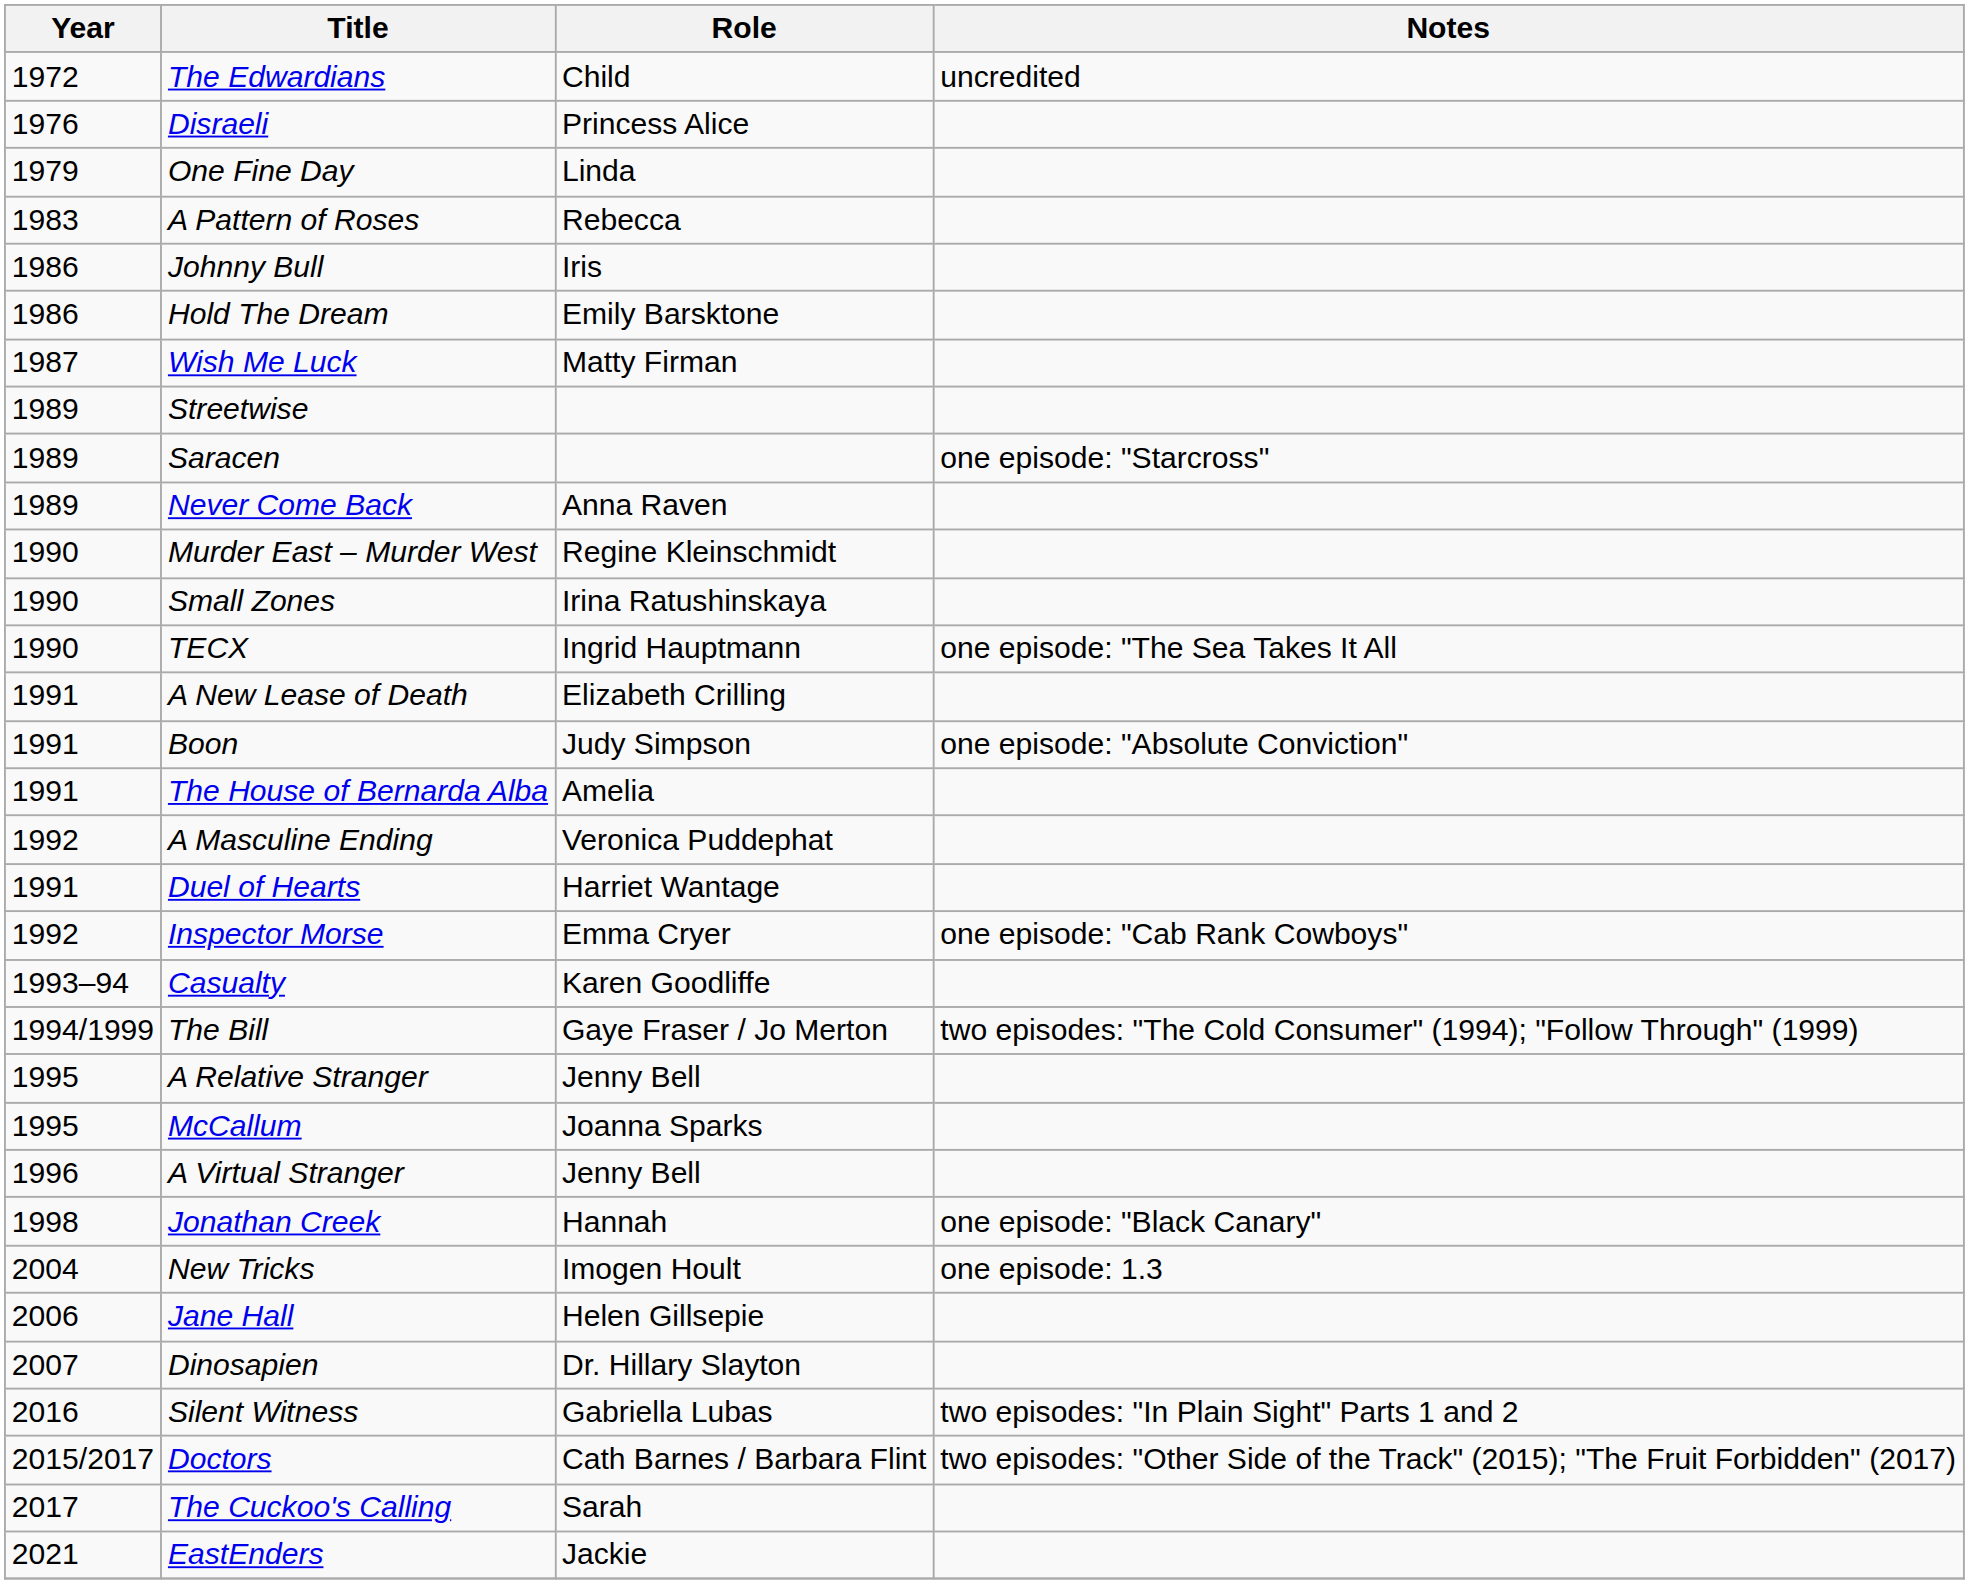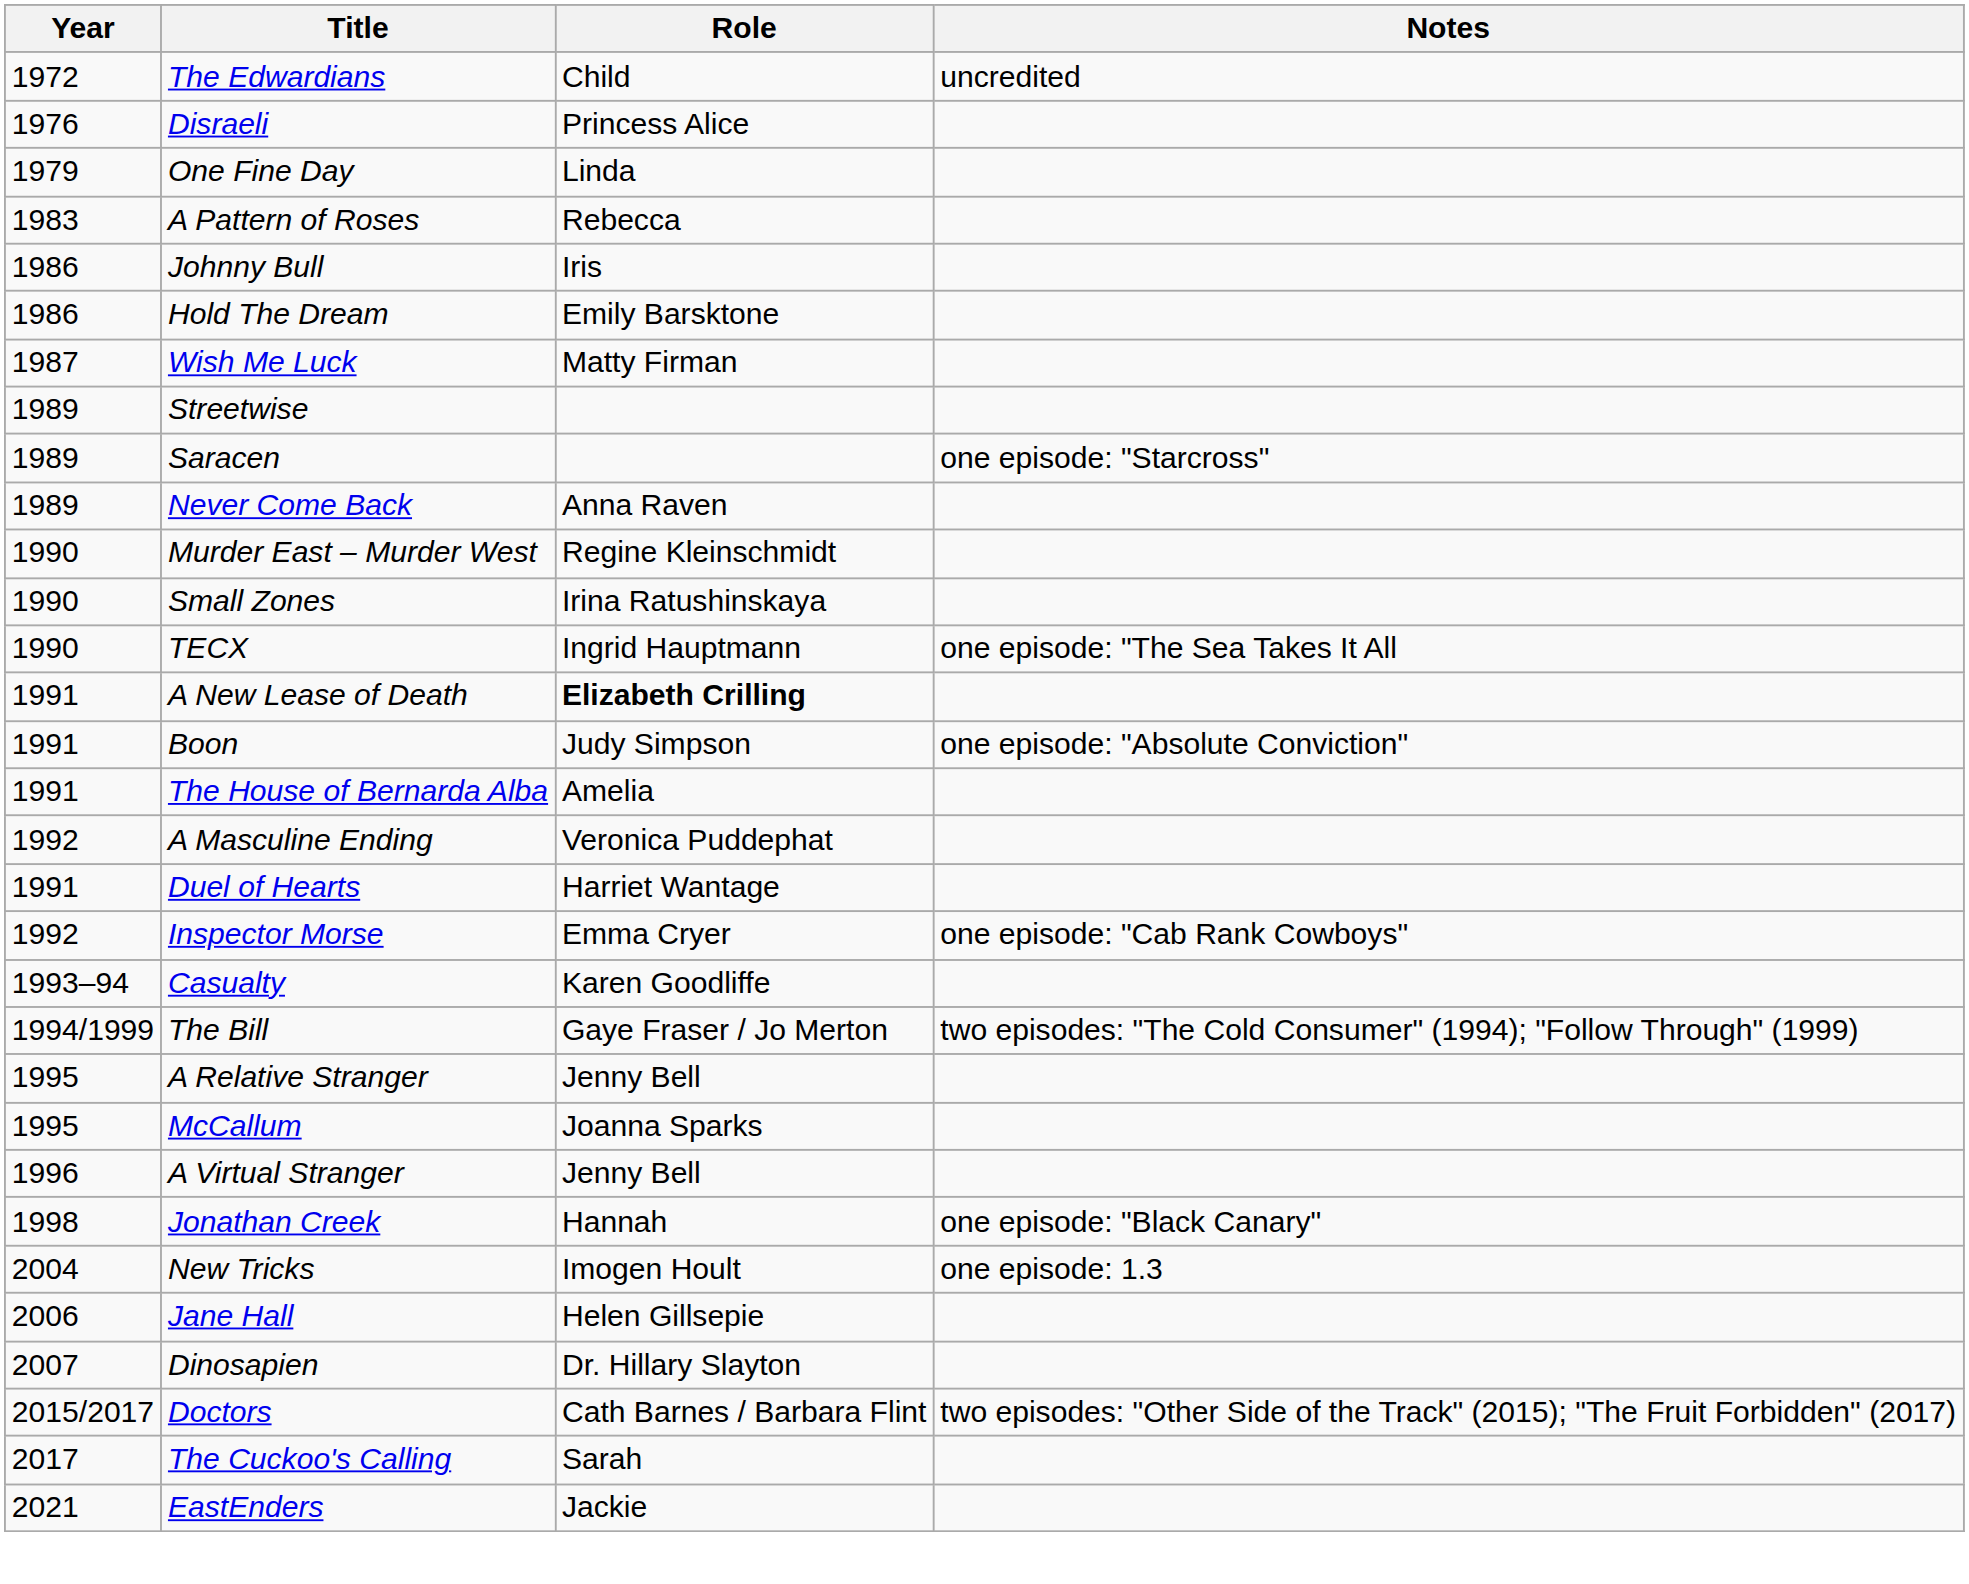(674, 696) normal -> (684, 696) bold
- row: (263, 1411)
